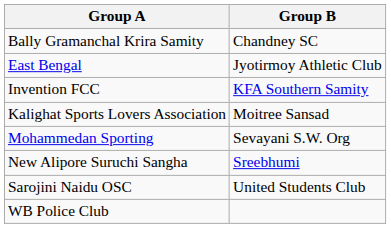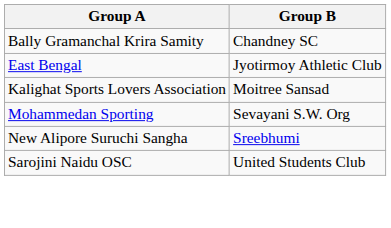- row: (54, 89)
- row: (58, 211)
